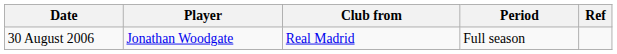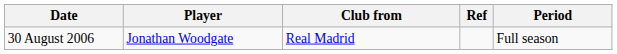columns swapped: (519, 15) <-> (596, 15)
